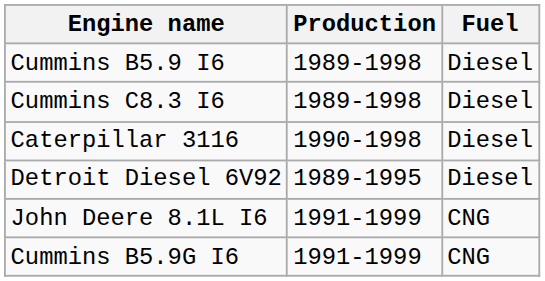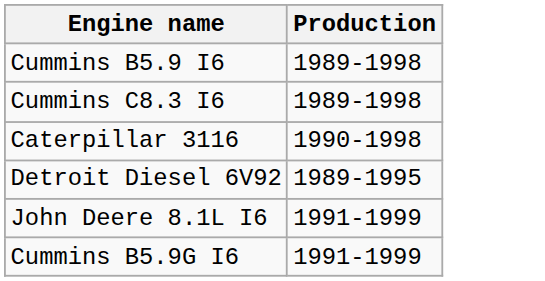- column: (490, 24)
